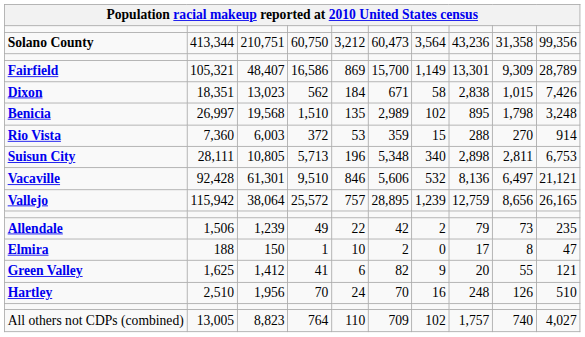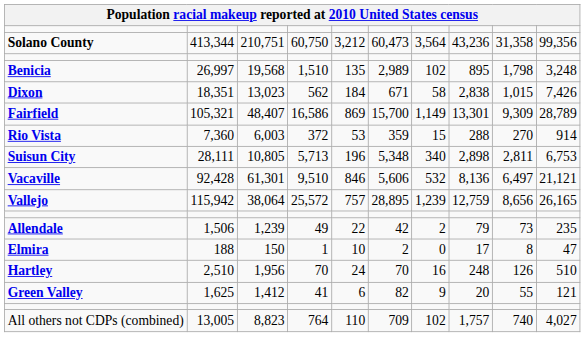rows swapped: (29, 114) <-> (33, 70)
rows swapped: (45, 271) <-> (30, 292)
